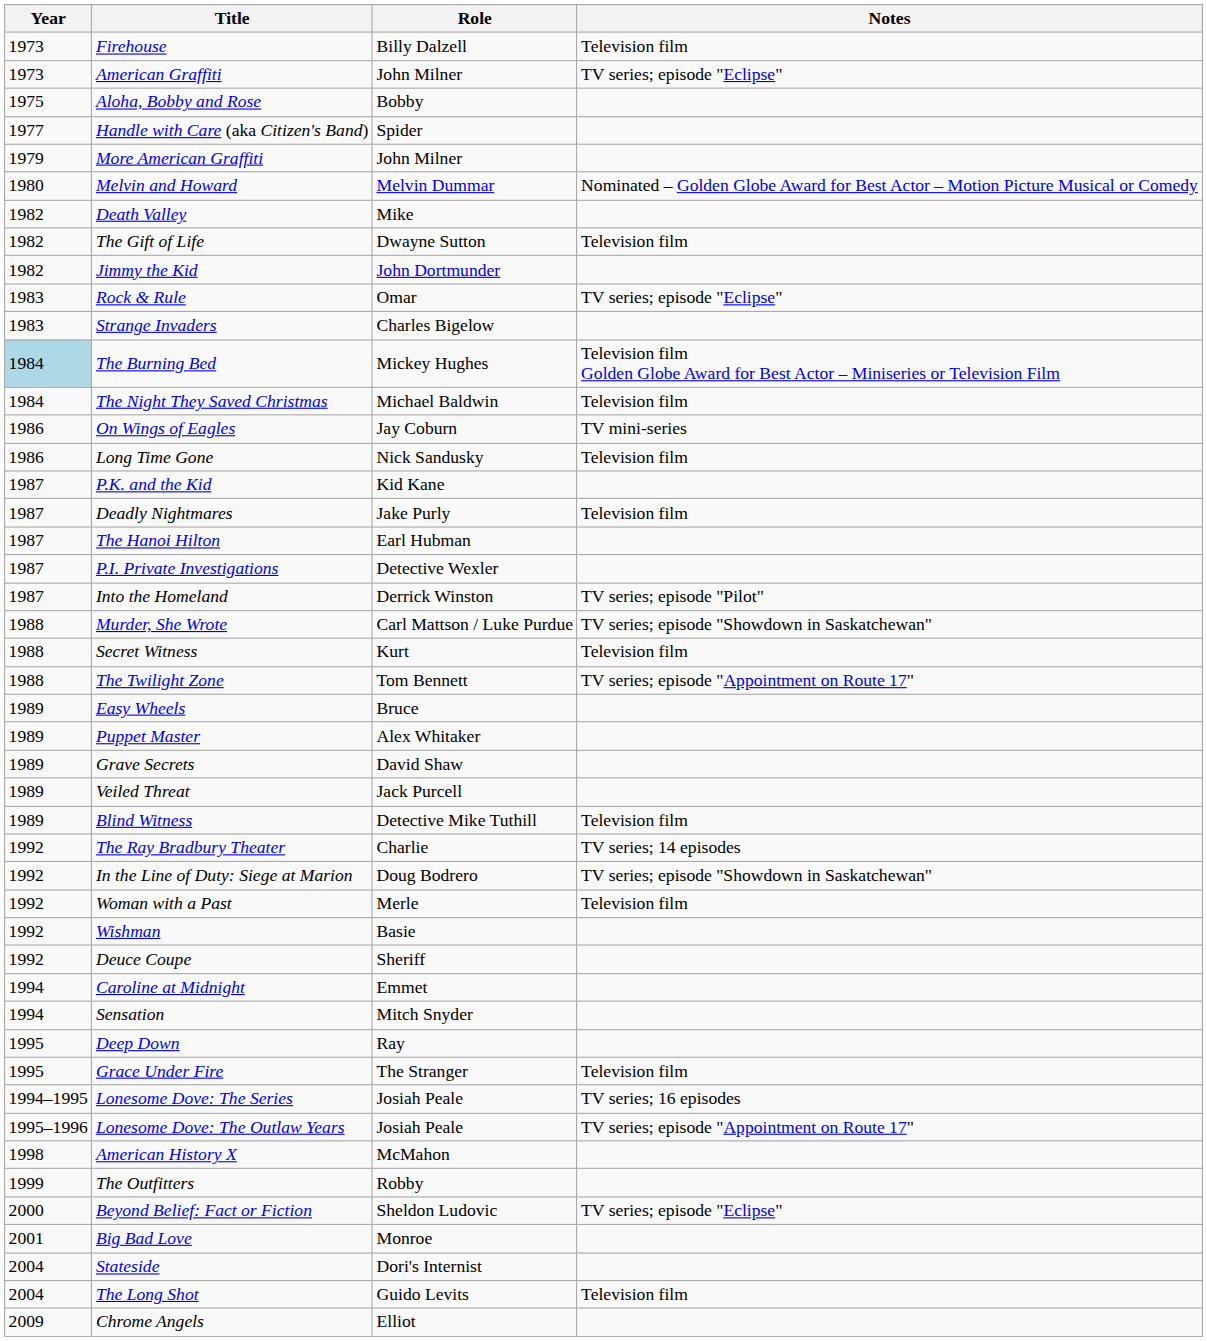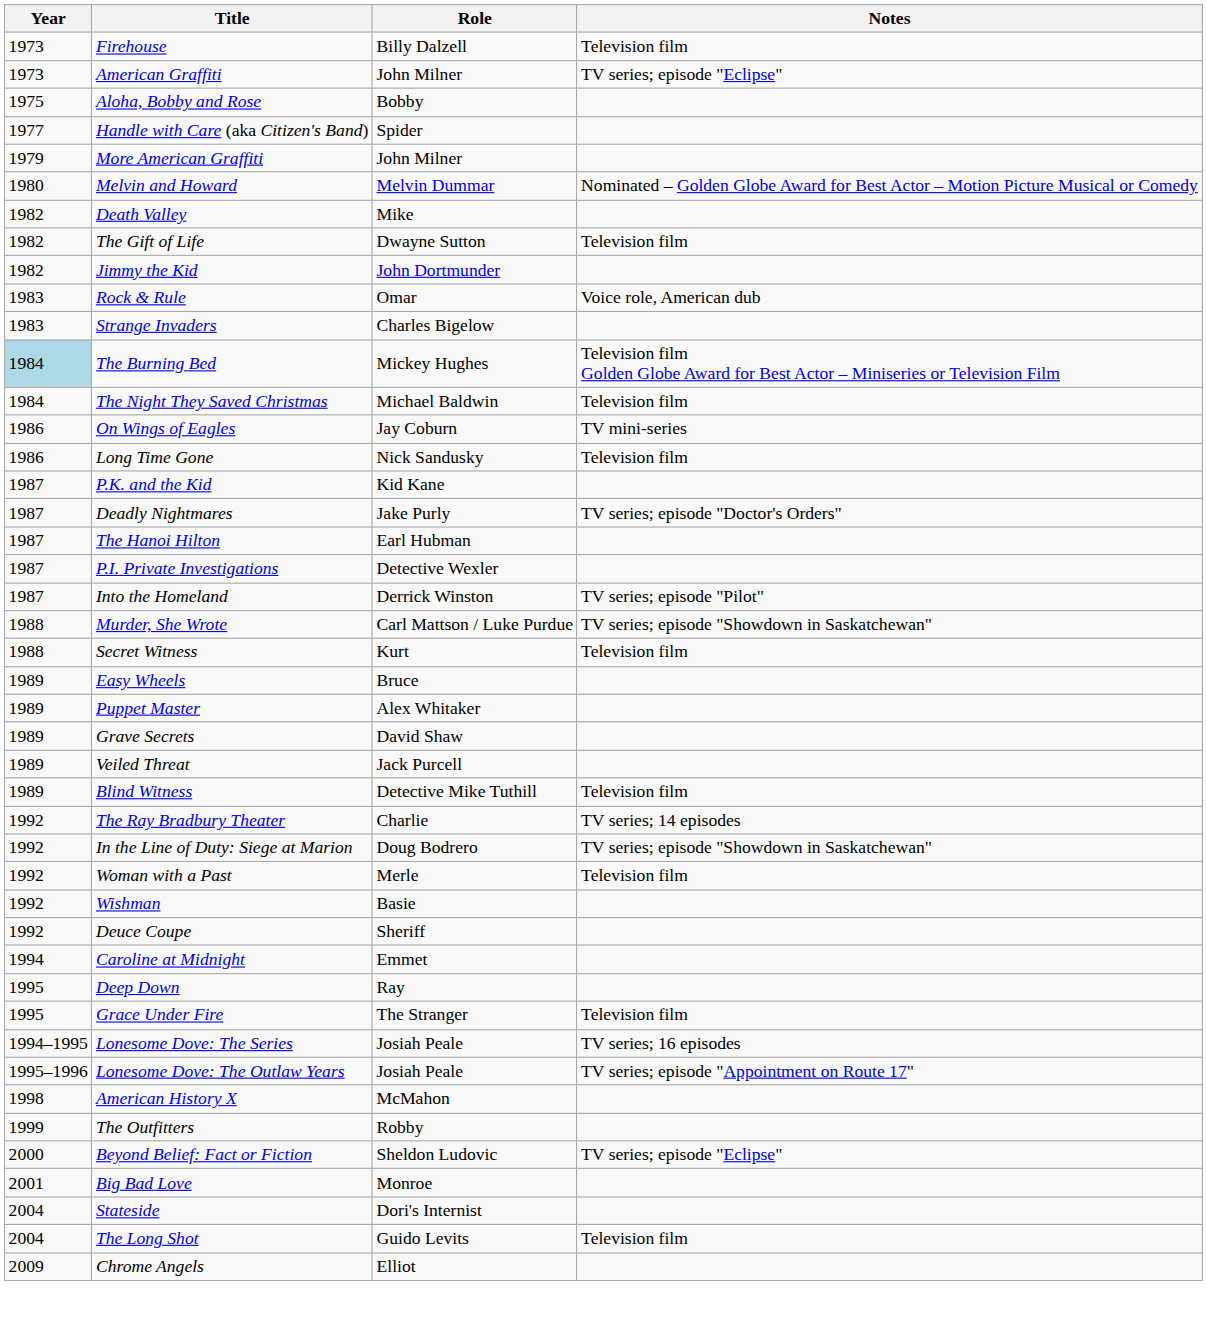(682, 297) TV series; episode "Eclipse" -> (671, 297) Voice role, American dub
(635, 512) Television film -> (711, 512) TV series; episode "Doctor's Orders"
- row: (160, 680)
- row: (130, 1015)
